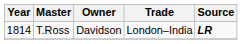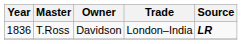(19, 30) 1814 -> (19, 30) 1836
